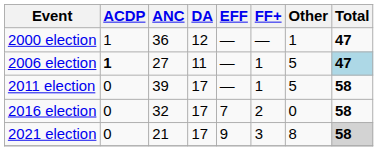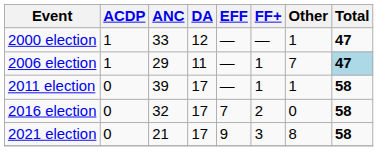(161, 39) 36 -> (161, 39) 33
(107, 63) bold -> (107, 63) normal
(161, 63) 27 -> (161, 63) 29
(293, 63) 5 -> (293, 63) 7
(293, 87) 5 -> (293, 87) 1
(343, 134) lightgrey background -> (343, 134) no background
